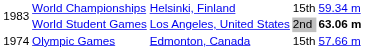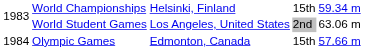(340, 24) bold -> (340, 24) normal
(16, 41) 1974 -> (16, 41) 1984
